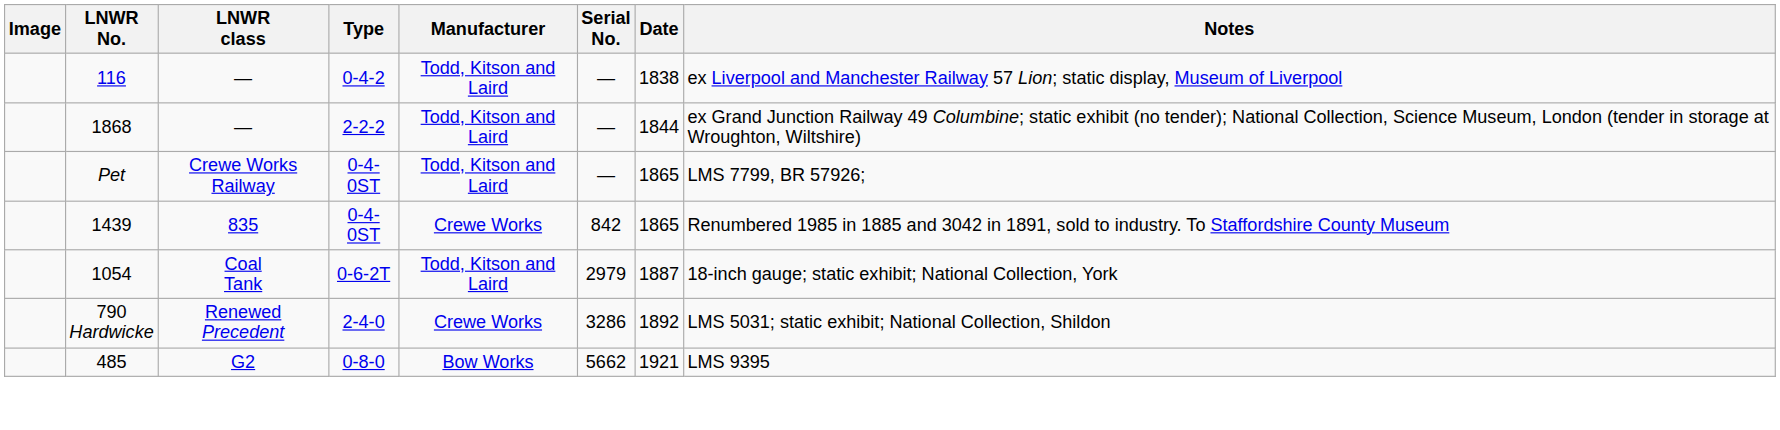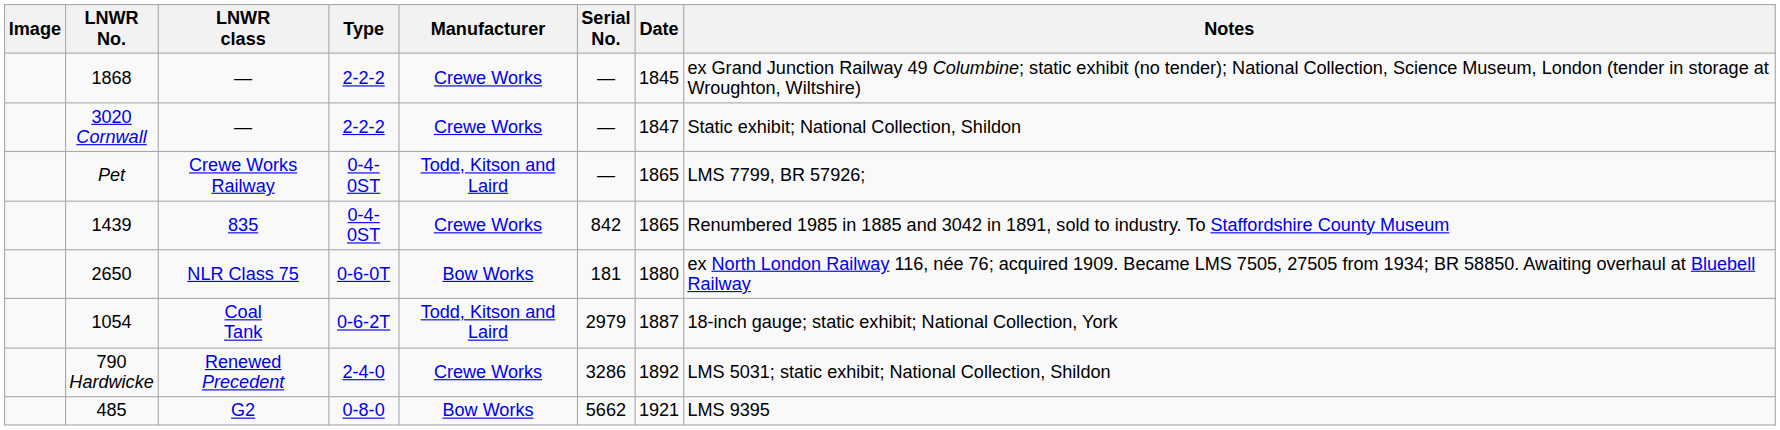- row: (112, 78)
(488, 127) Todd, Kitson and Laird -> (488, 78) Crewe Works
(659, 127) 1844 -> (659, 78) 1845
+ row: (112, 127)
+ row: (112, 274)
